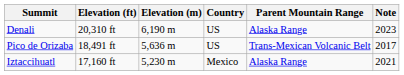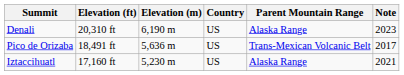(222, 62) Mexico -> (213, 62) US
